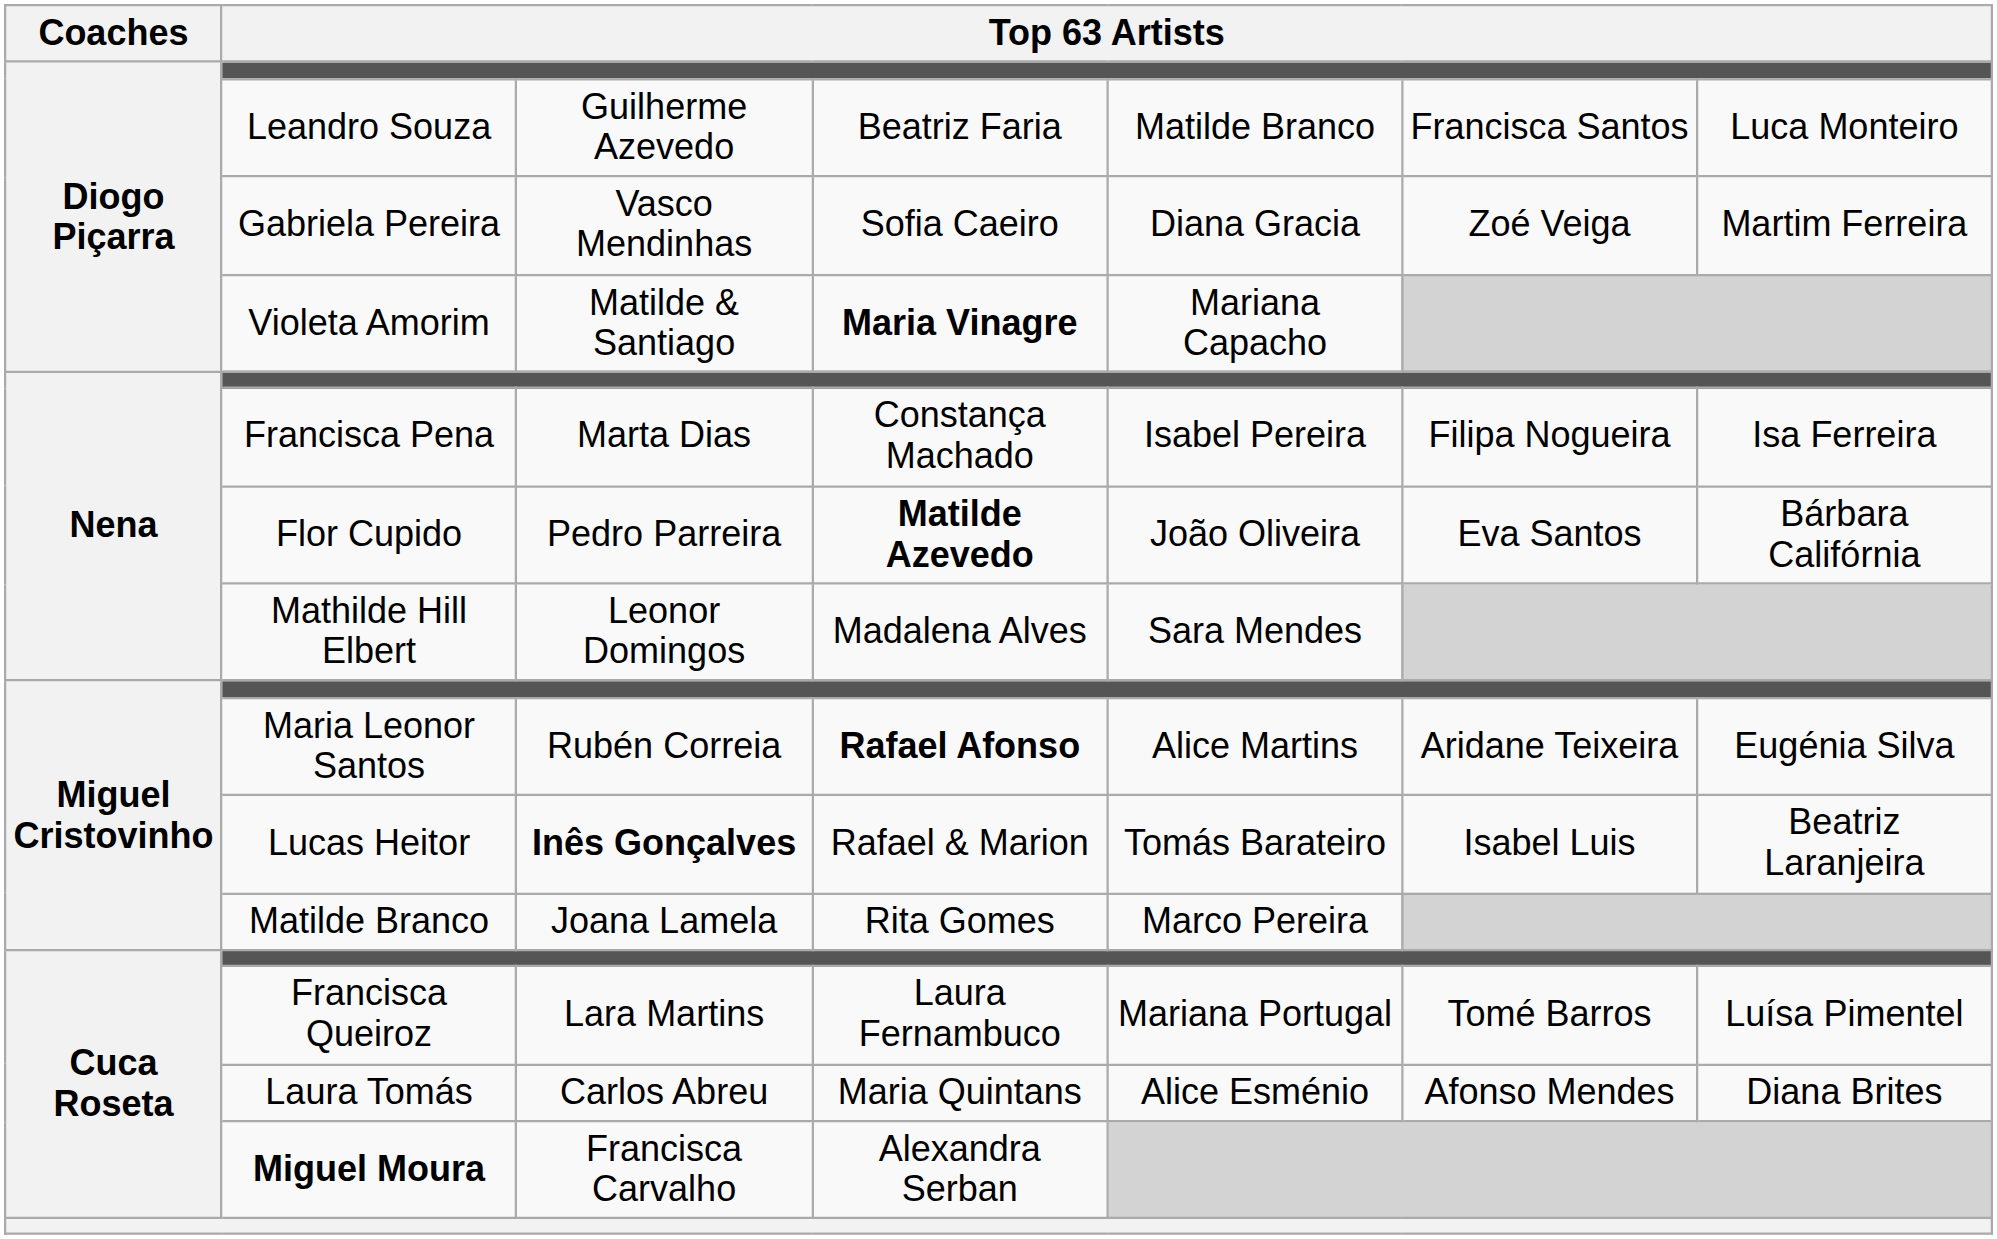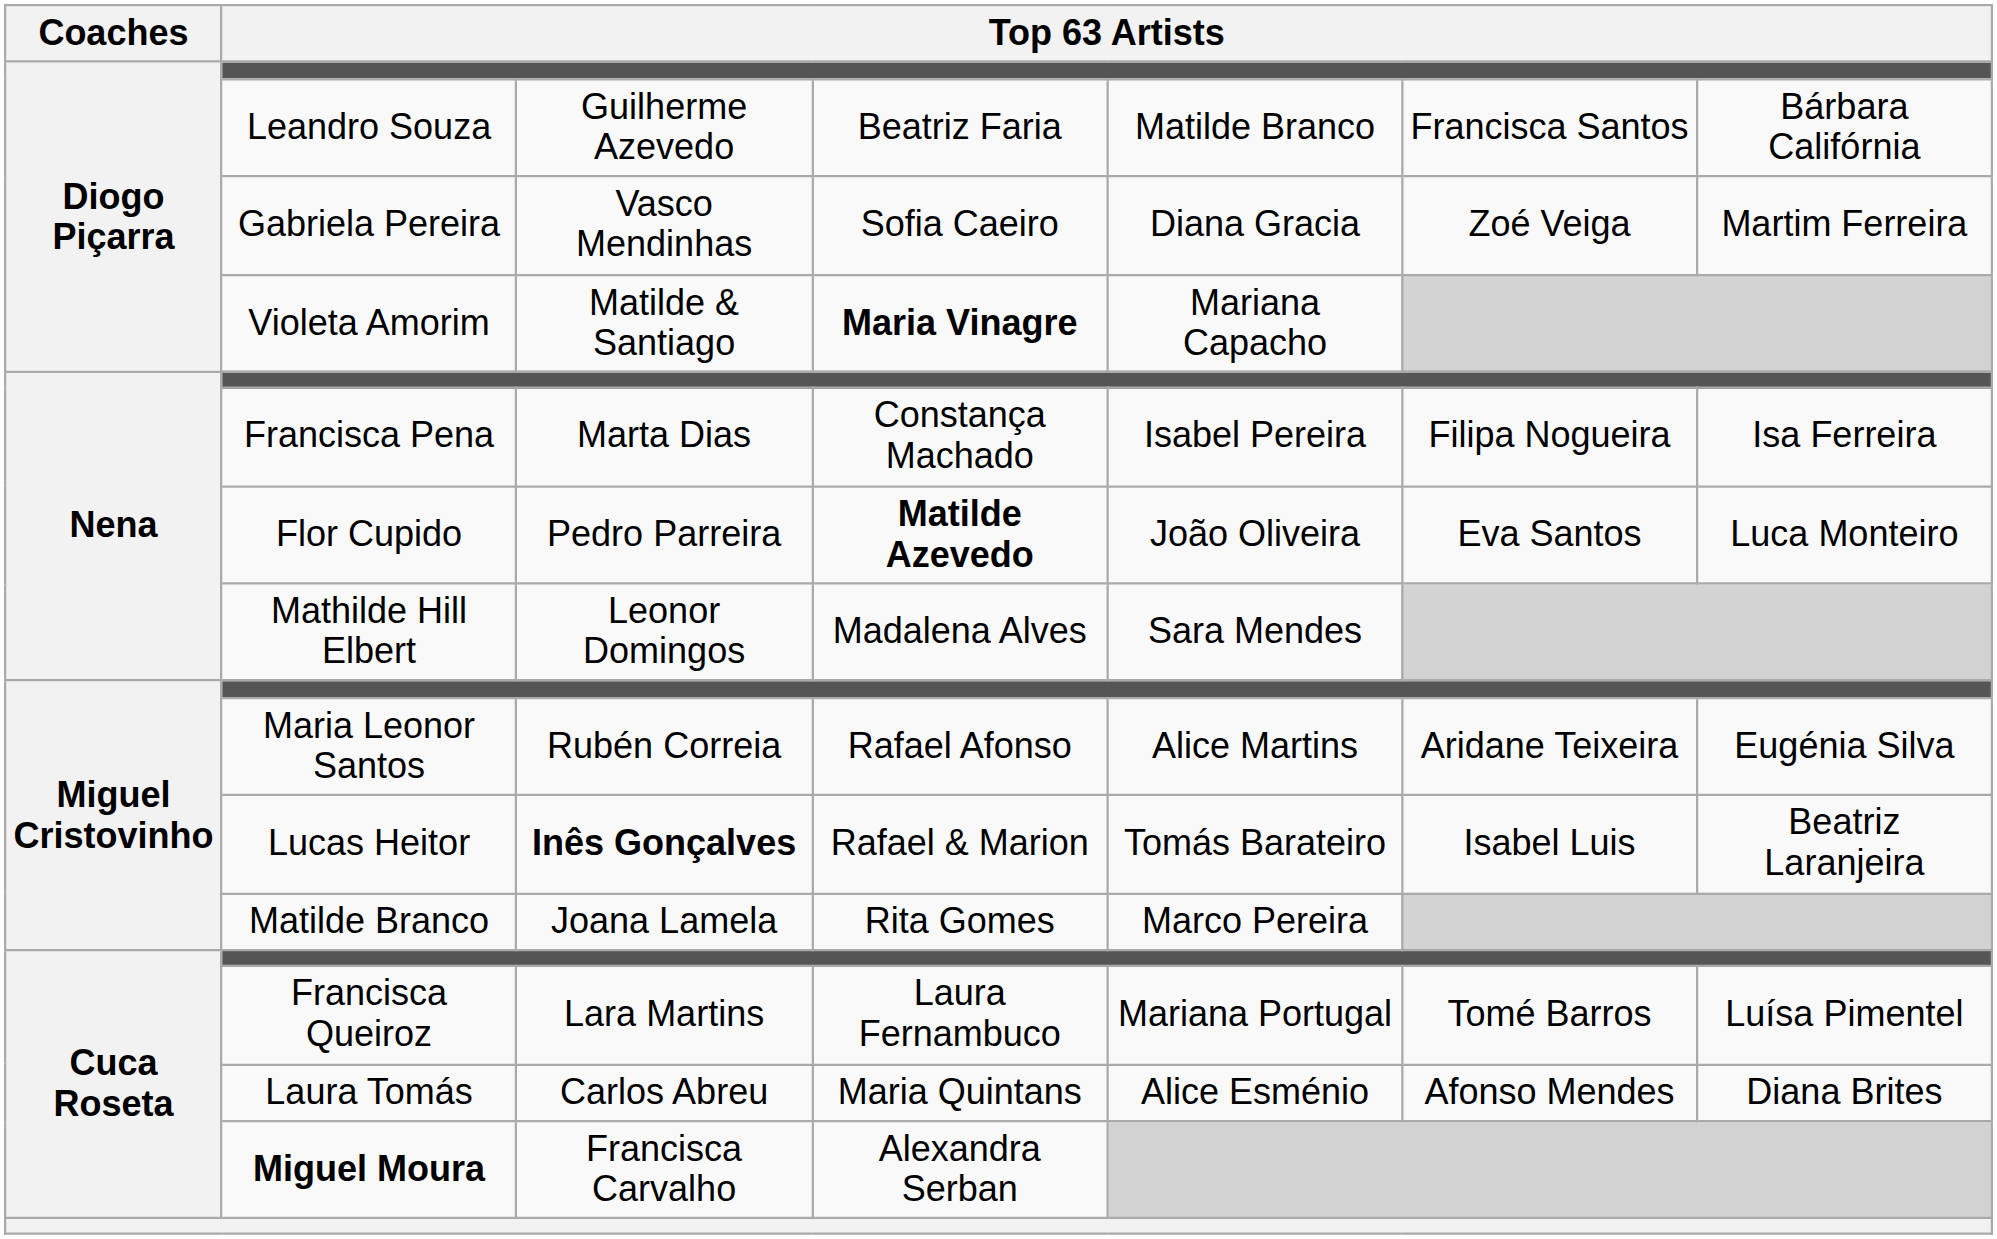(1844, 126) Luca Monteiro -> (1844, 126) Bárbara Califórnia
(1844, 533) Bárbara Califórnia -> (1844, 533) Luca Monteiro
(960, 745) bold -> (960, 745) normal
